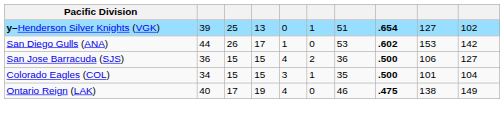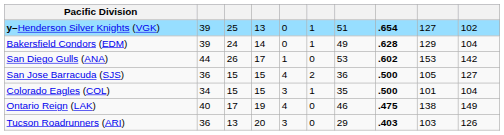+ row: (67, 43)
(428, 59) 106 -> (428, 75) 105
+ row: (66, 122)
